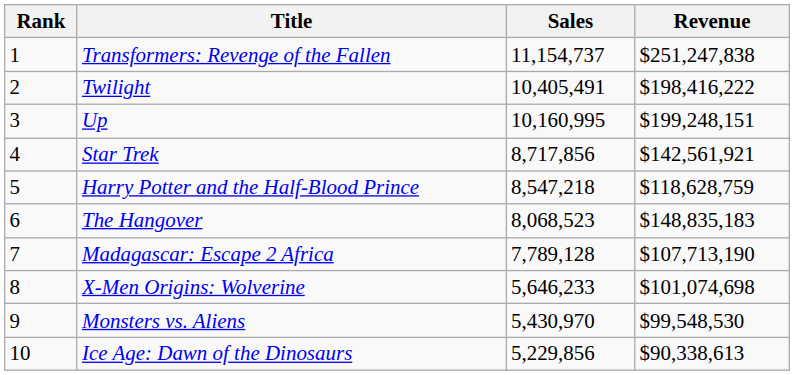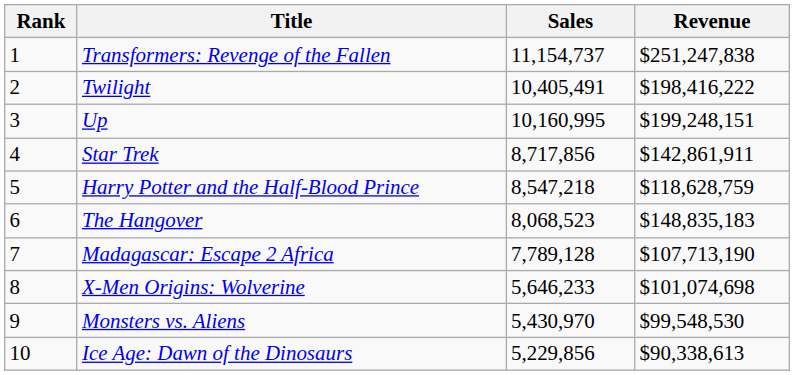(697, 154) $142,561,921 -> (697, 154) $142,861,911
